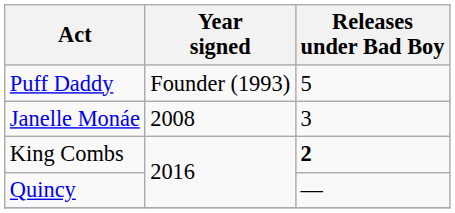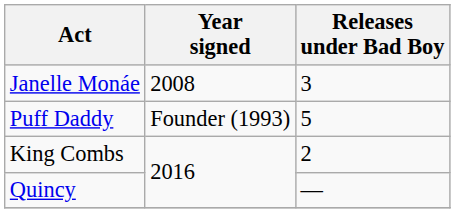rows swapped: (62, 82) <-> (75, 118)
(306, 154) bold -> (306, 154) normal
